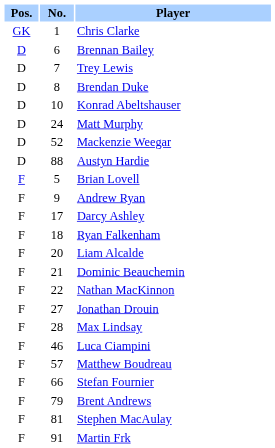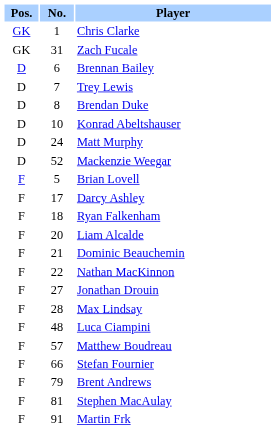+ row: (107, 50)
- row: (113, 160)
- row: (111, 197)
(57, 345) 46 -> (57, 327) 48
